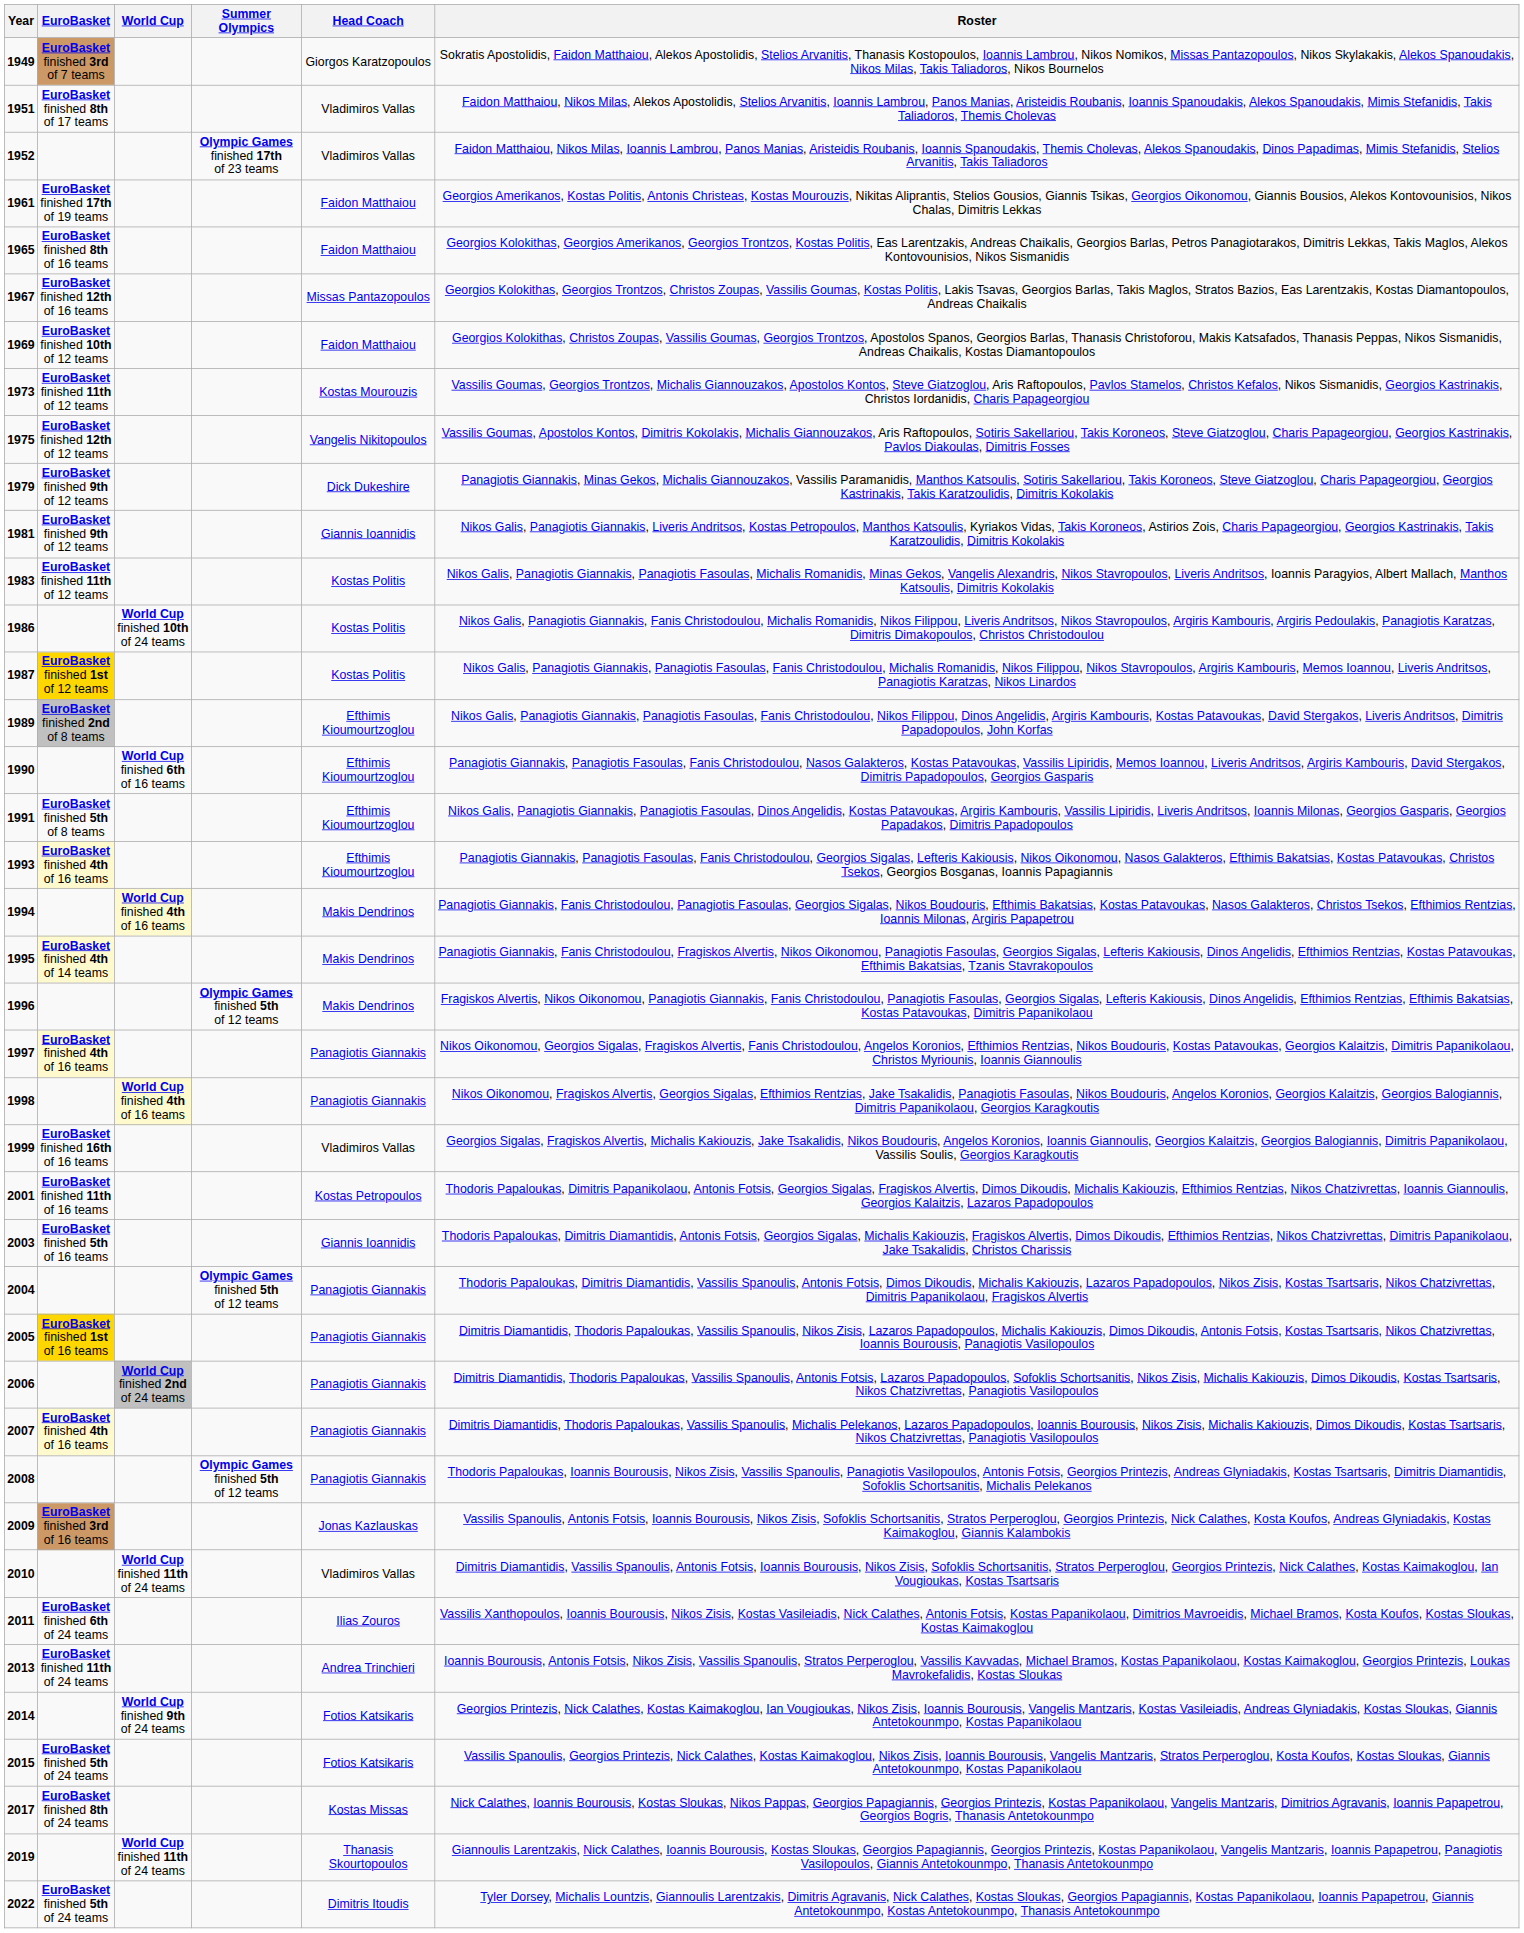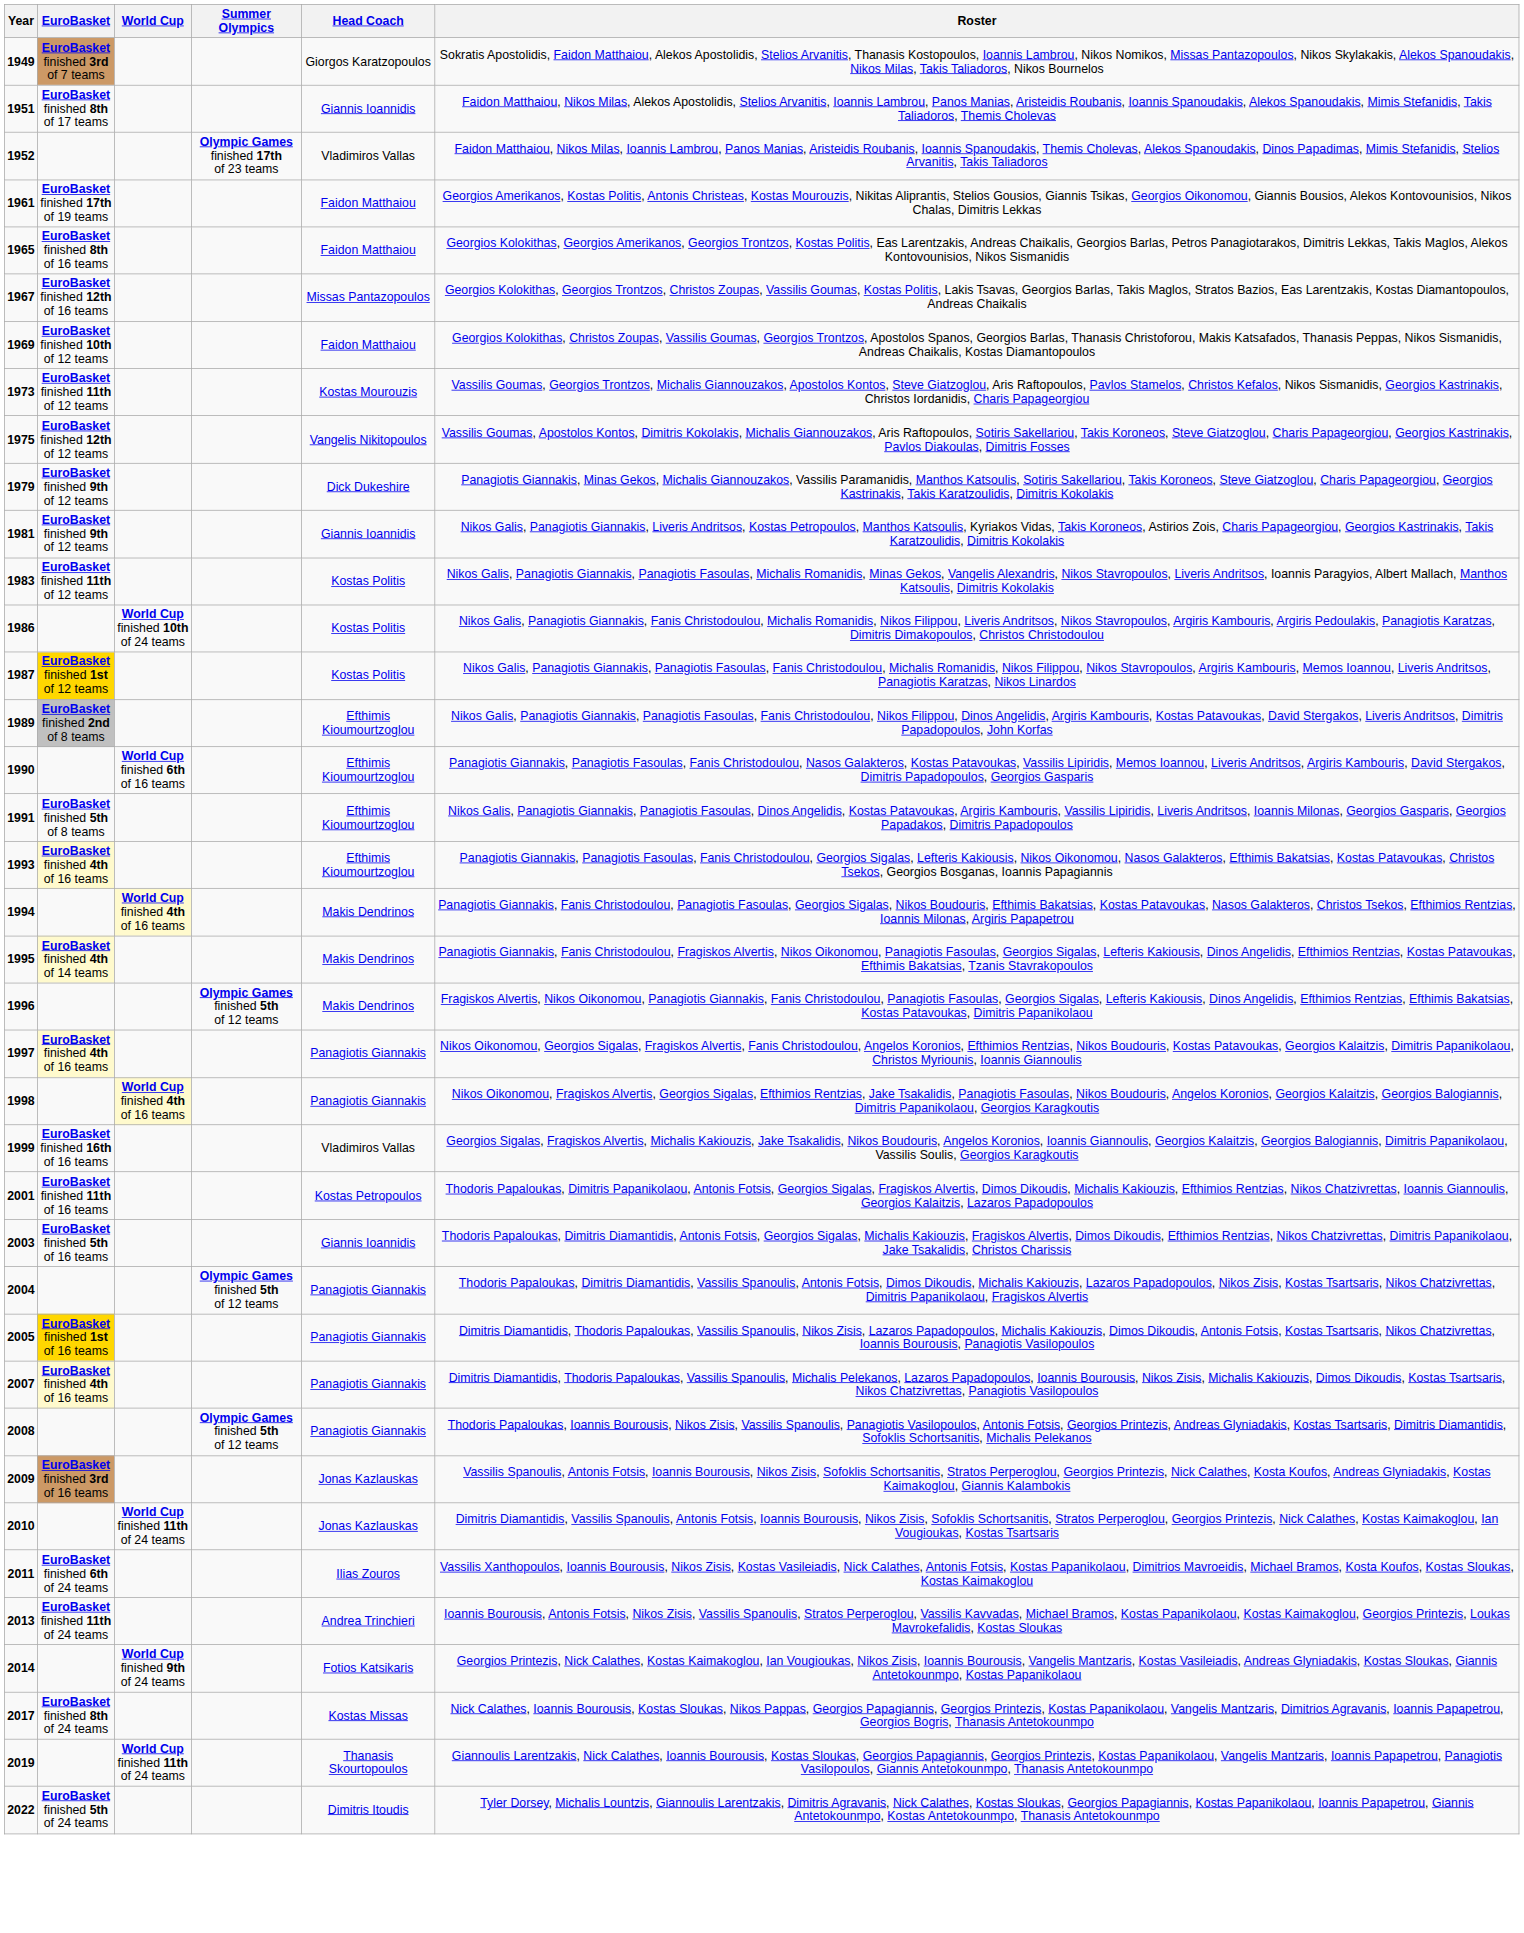(368, 108) Vladimiros Vallas -> (368, 108) Giannis Ioannidis
- row: (21, 1384)
(368, 1573) Vladimiros Vallas -> (368, 1526) Jonas Kazlauskas
- row: (21, 1762)
